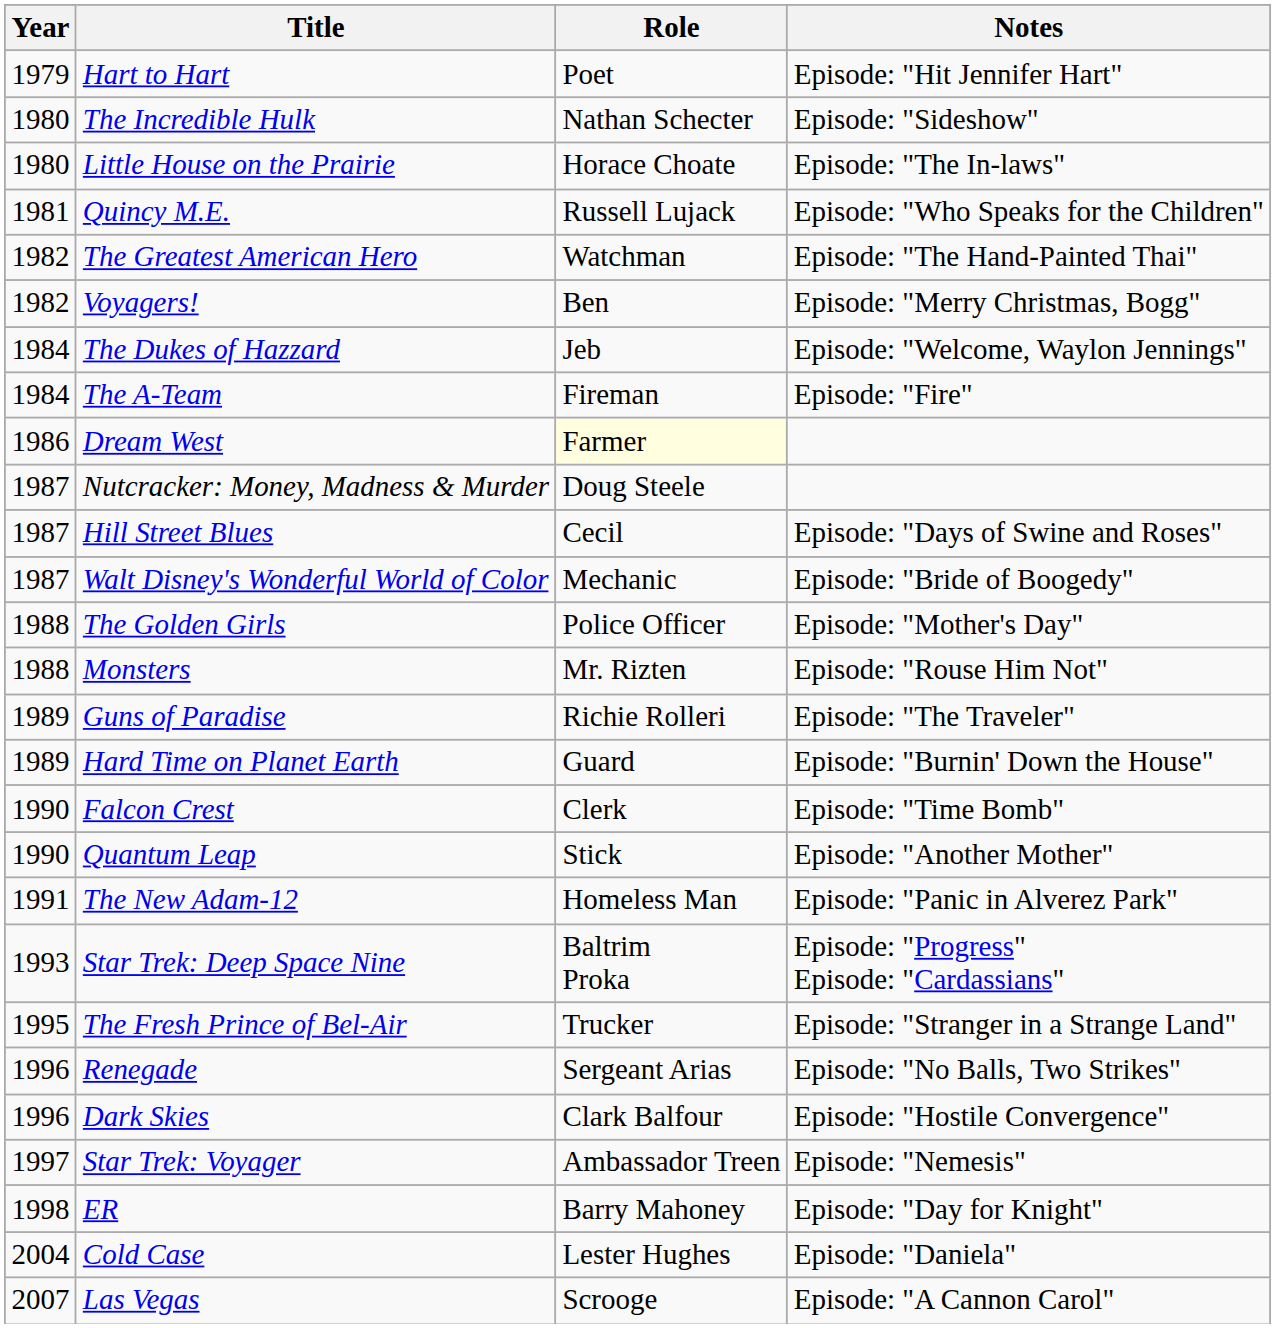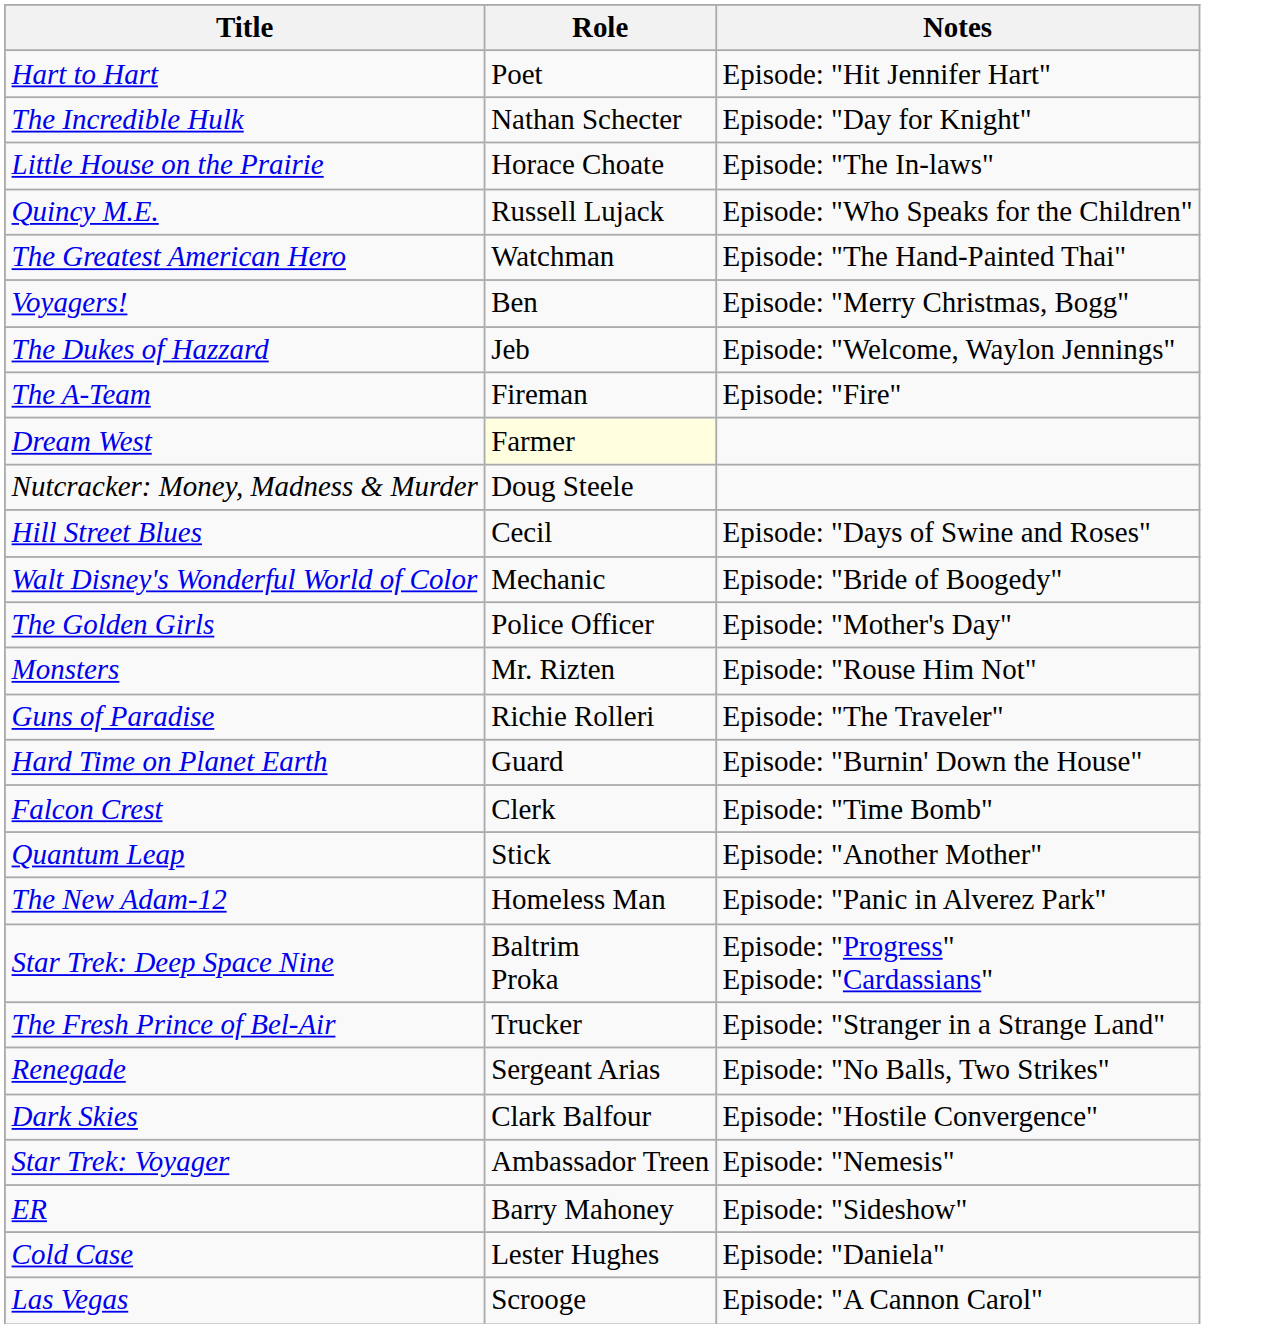- column: (41, 27)
(916, 119) Episode: "Sideshow" -> (877, 119) Episode: "Day for Knight"
(948, 1208) Episode: "Day for Knight" -> (845, 1208) Episode: "Sideshow"
